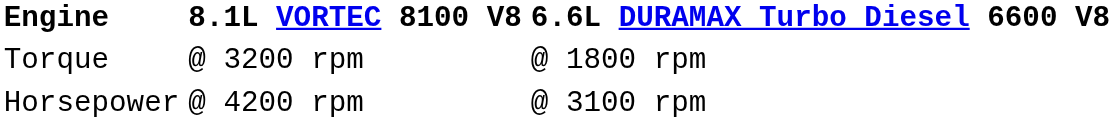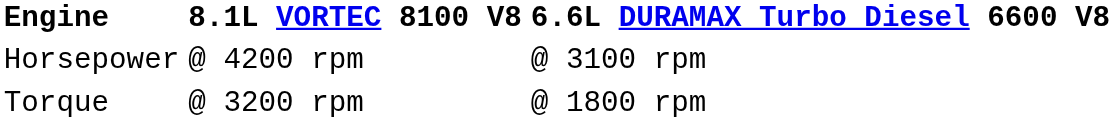rows swapped: (92, 103) <-> (56, 60)
